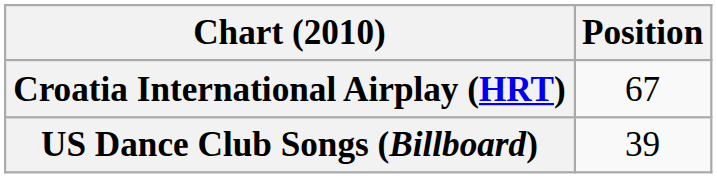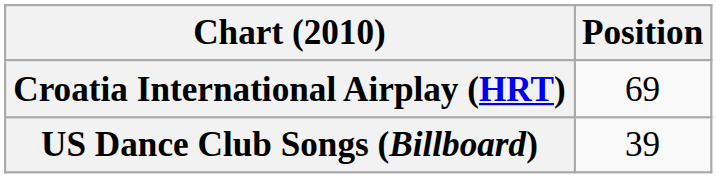(643, 88) 67 -> (643, 88) 69
